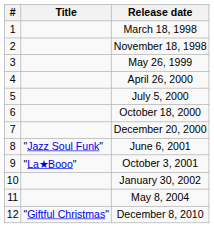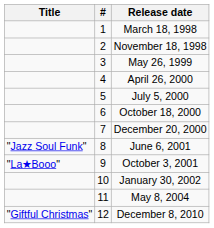columns swapped: (13, 12) <-> (66, 12)
